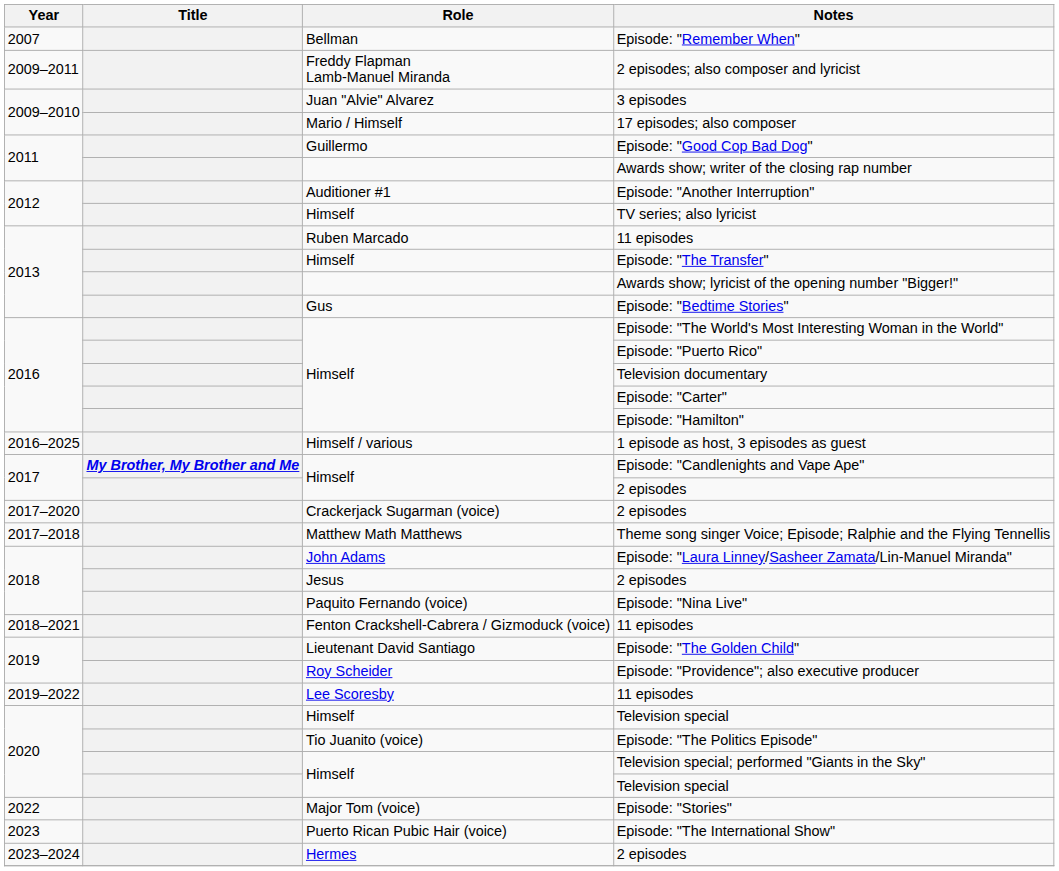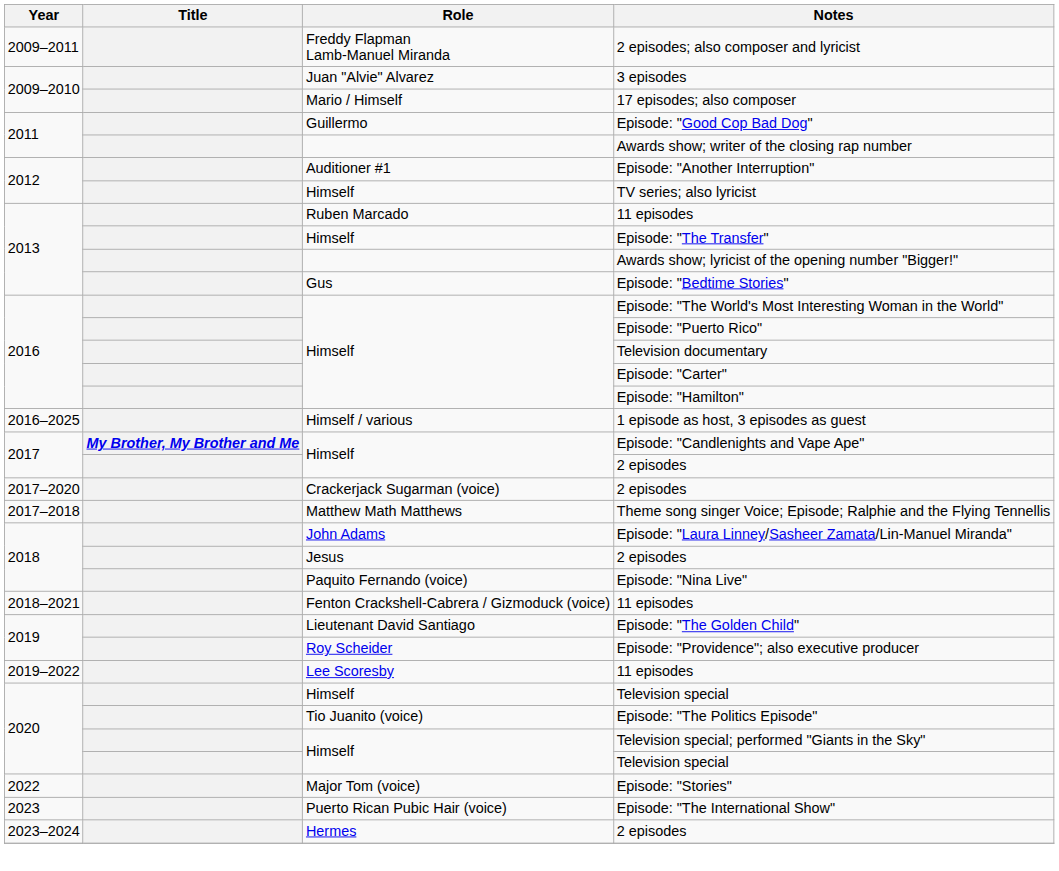- row: (332, 38)
